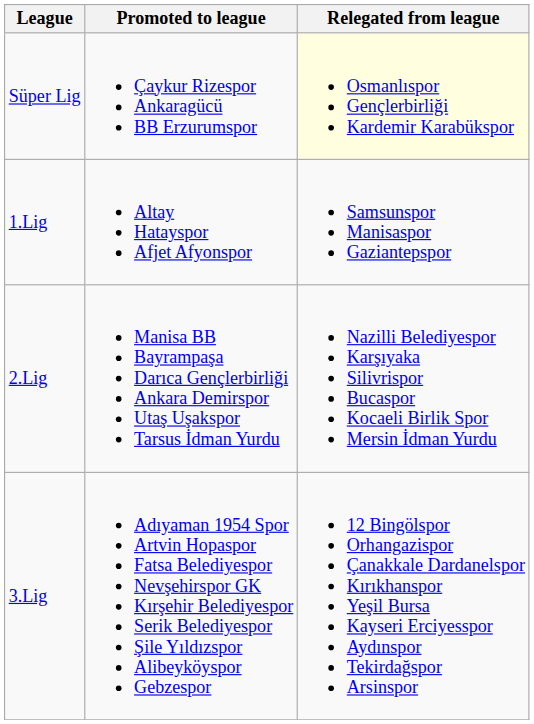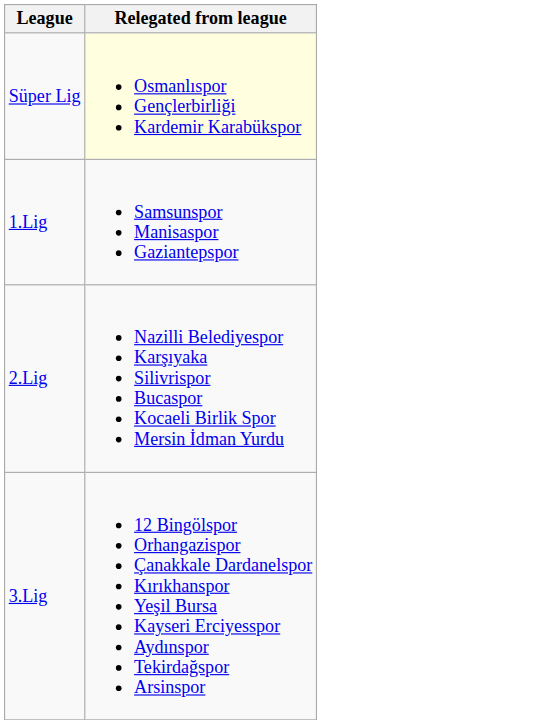- column: (191, 18)
